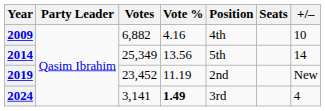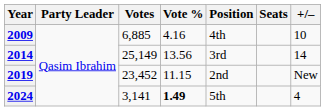(136, 34) 6,882 -> (136, 34) 6,885
(139, 55) 25,349 -> (139, 55) 25,149
(217, 55) 5th -> (218, 55) 3rd
(177, 75) 11.19 -> (177, 75) 11.15
(218, 95) 3rd -> (217, 95) 5th
